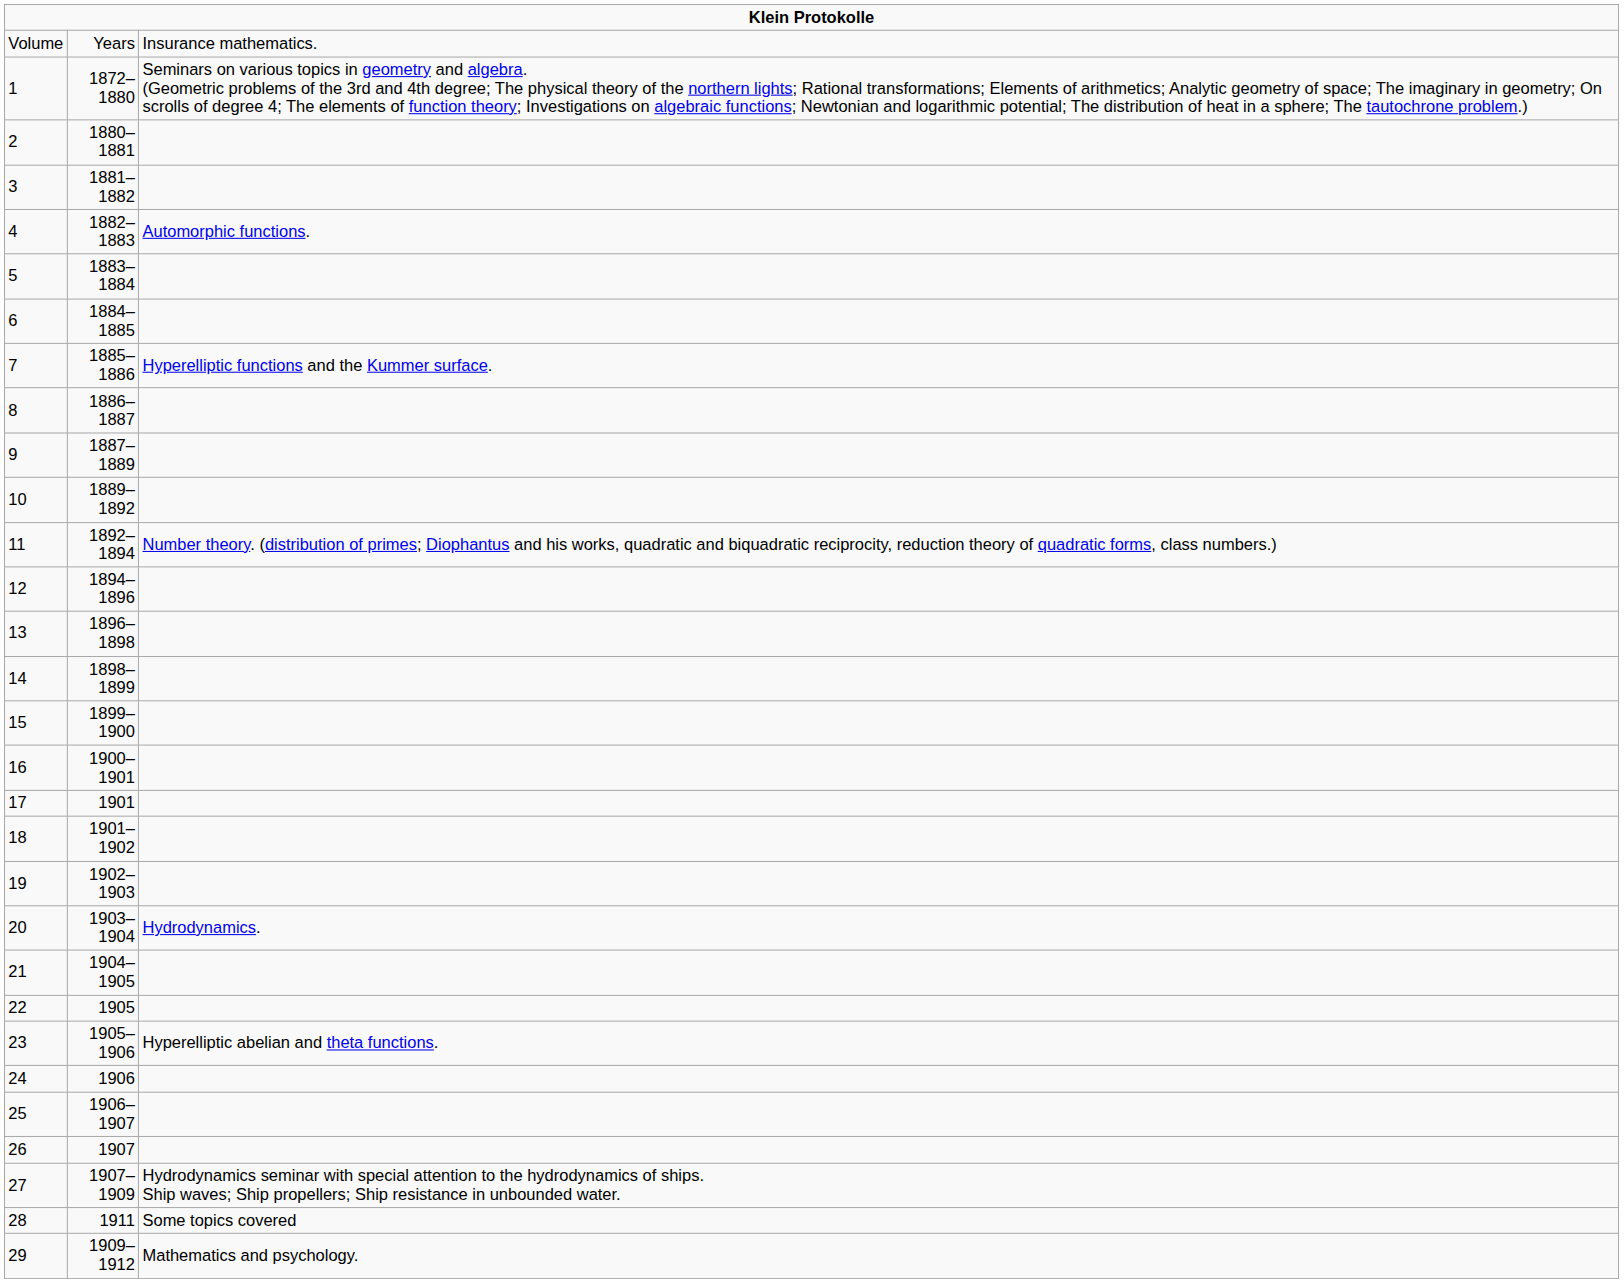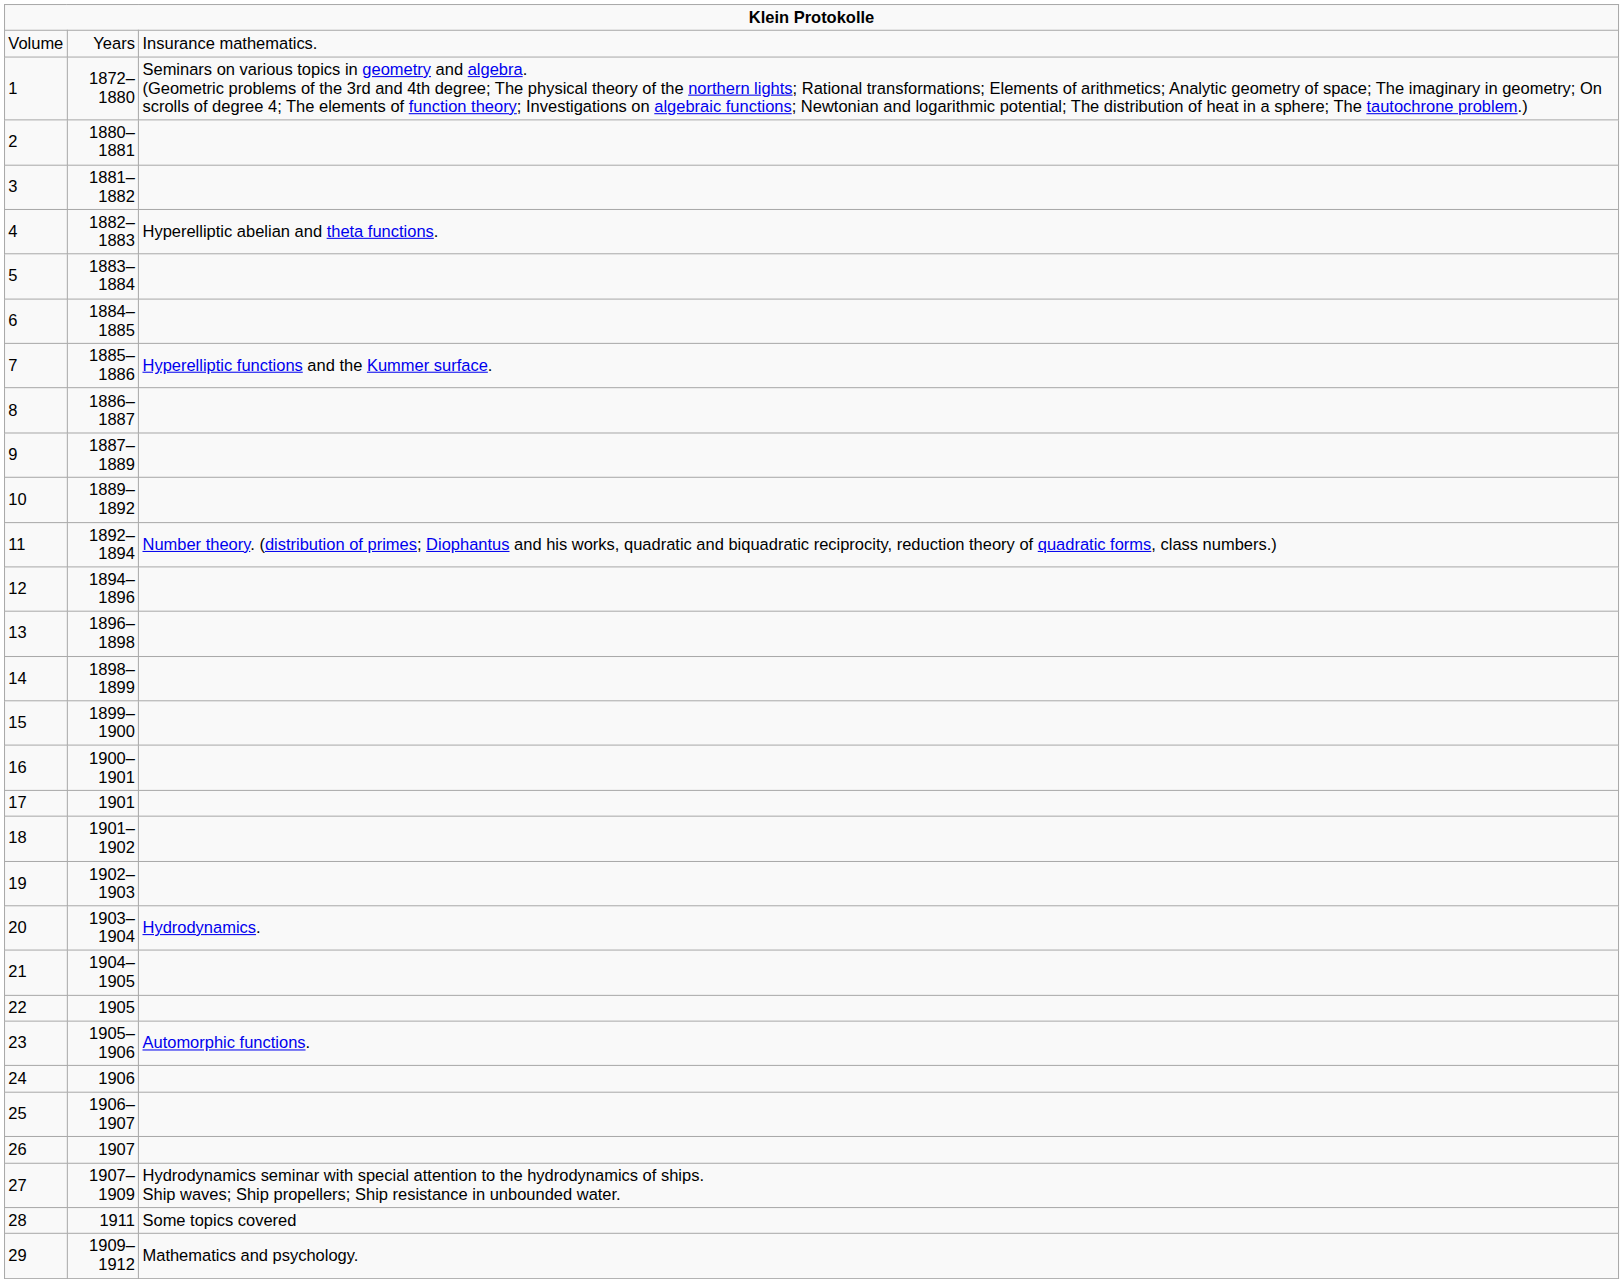(226, 231) Automorphic functions. -> (290, 231) Hyperelliptic abelian and theta functions.
(290, 1043) Hyperelliptic abelian and theta functions. -> (226, 1043) Automorphic functions.
